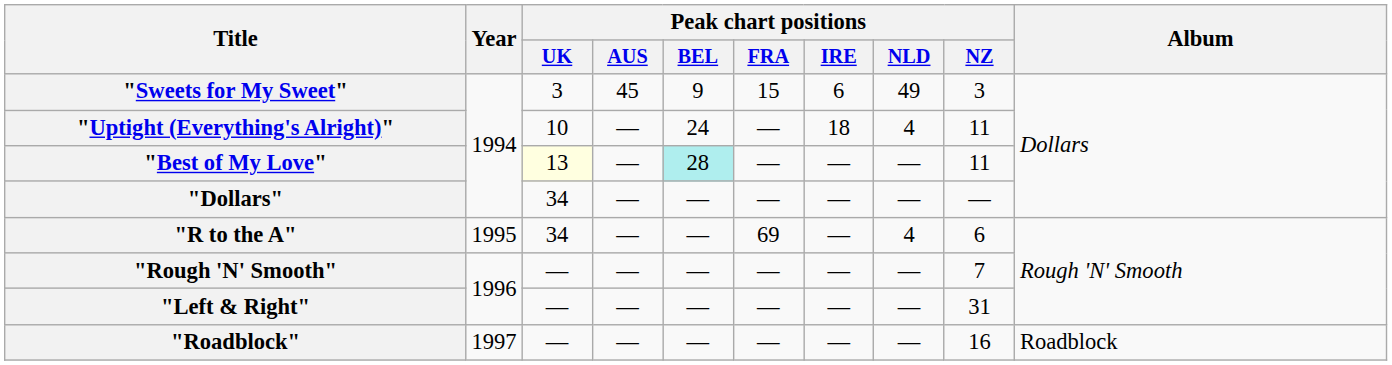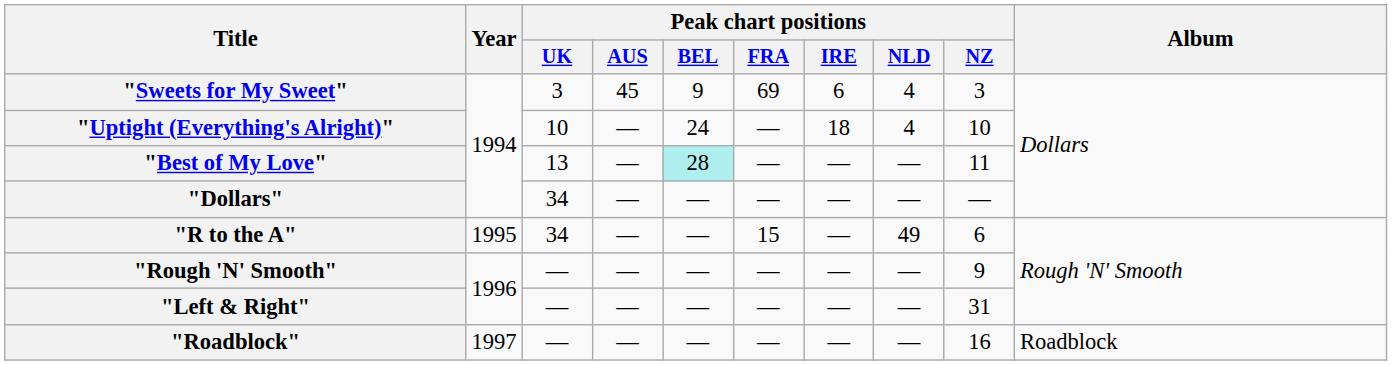(768, 91) 15 -> (768, 91) 69
(909, 91) 49 -> (909, 91) 4
(979, 127) 11 -> (979, 127) 10
(557, 163) lightyellow background -> (557, 163) no background
(768, 234) 69 -> (768, 234) 15
(909, 234) 4 -> (909, 234) 49
(979, 270) 7 -> (979, 270) 9
